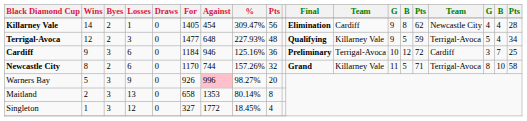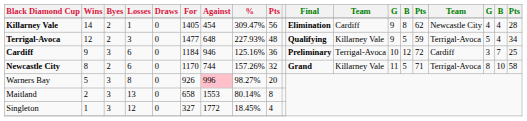(129, 80) 9 -> (129, 80) 8
(211, 94) 1353 -> (211, 94) 1553
